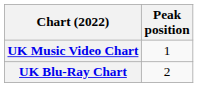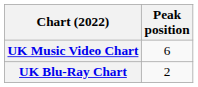(167, 51) 1 -> (167, 51) 6
